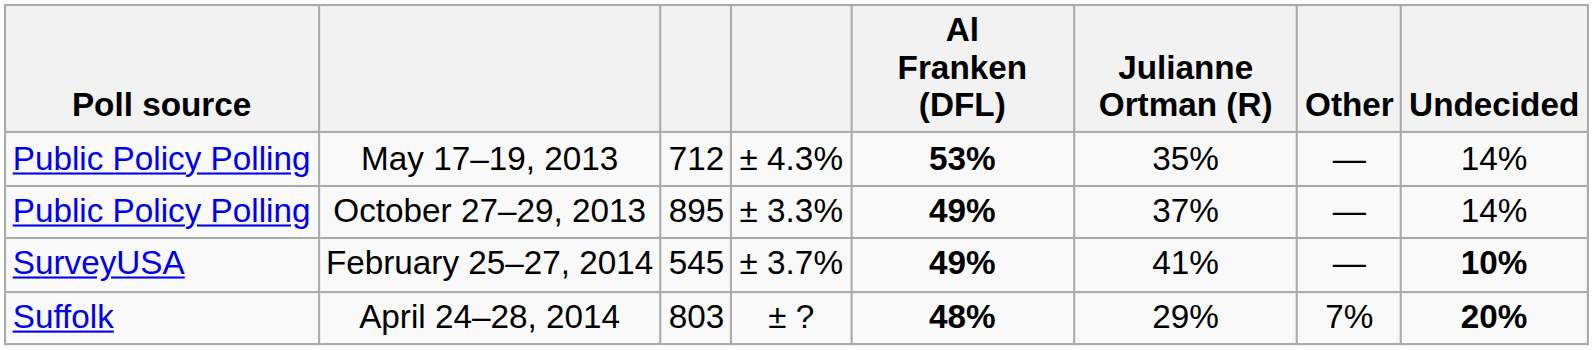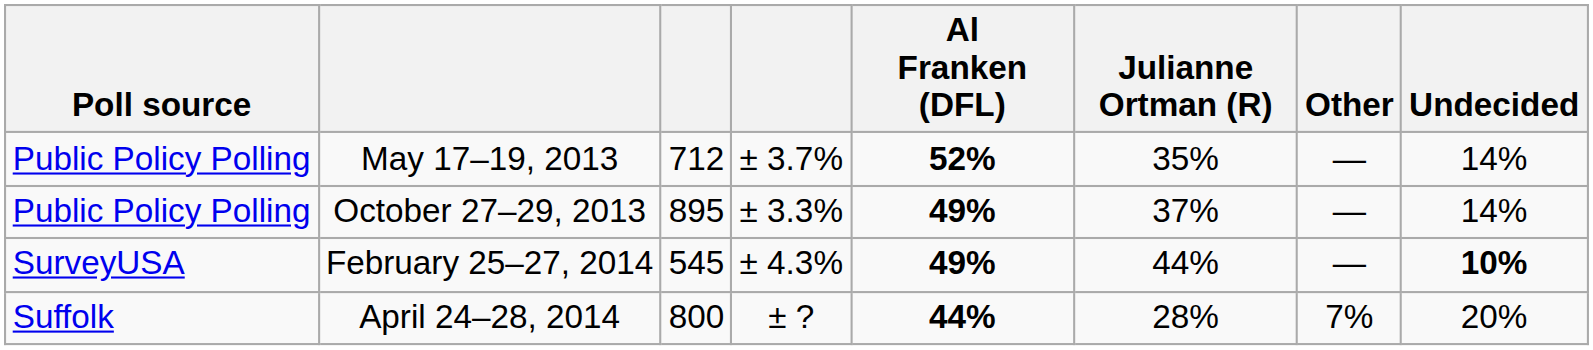(791, 158) ± 4.3% -> (791, 158) ± 3.7%
(962, 158) 53% -> (962, 158) 52%
(791, 264) ± 3.7% -> (791, 264) ± 4.3%
(1186, 264) 41% -> (1186, 264) 44%
(696, 316) 803 -> (696, 316) 800
(962, 316) 48% -> (962, 316) 44%
(1186, 316) 29% -> (1186, 316) 28%
(1494, 316) bold -> (1494, 316) normal
